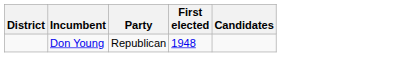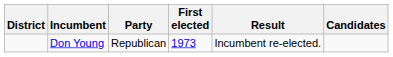+ column: (268, 25)
(184, 43) 1948 -> (184, 43) 1973
